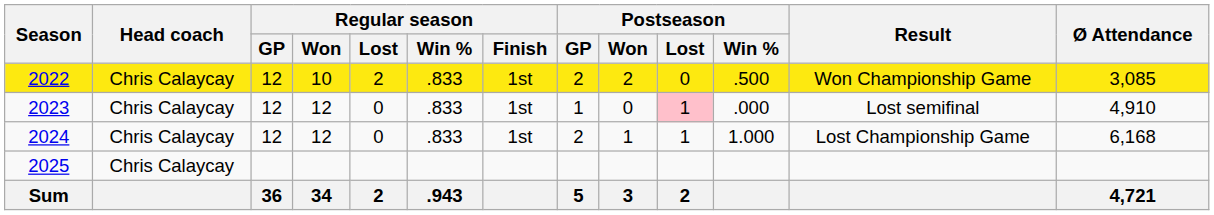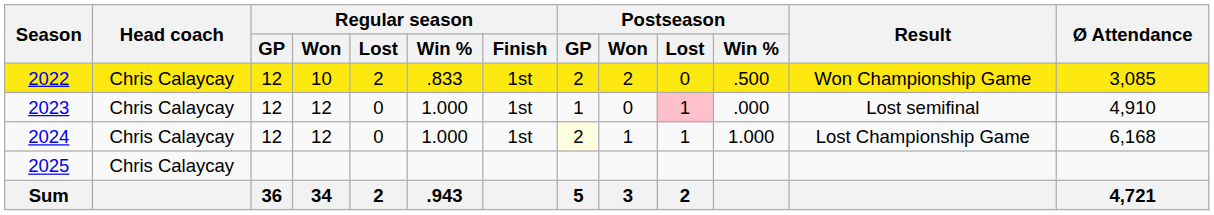(445, 108) .833 -> (445, 108) 1.000
(445, 137) .833 -> (445, 137) 1.000
(578, 137) no background -> (578, 137) lightyellow background
